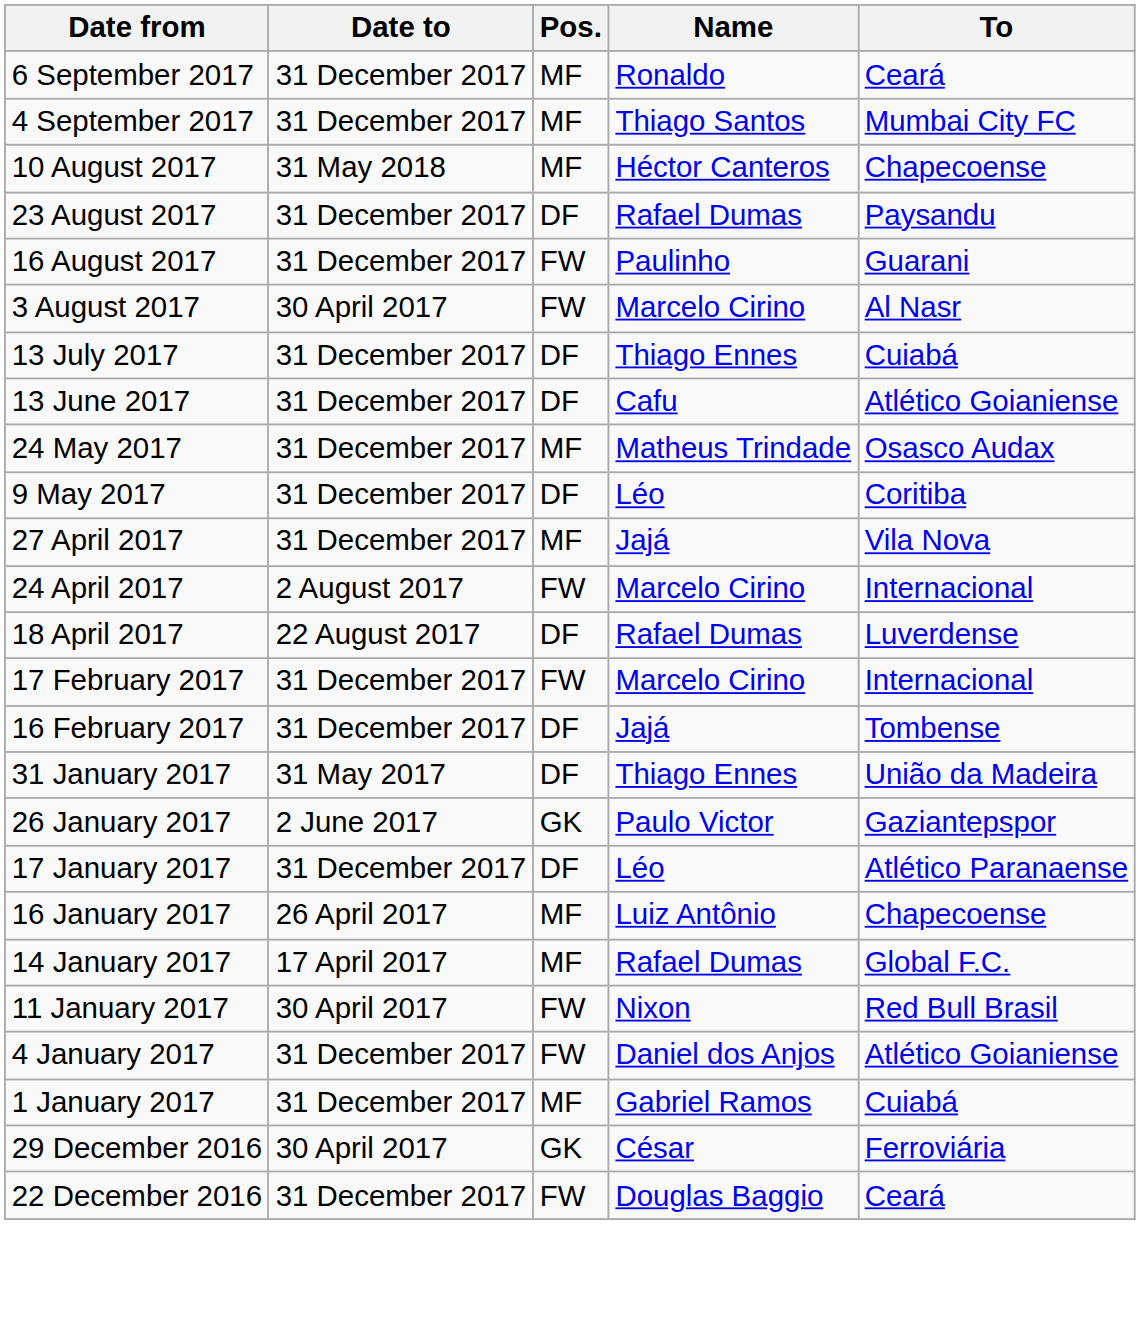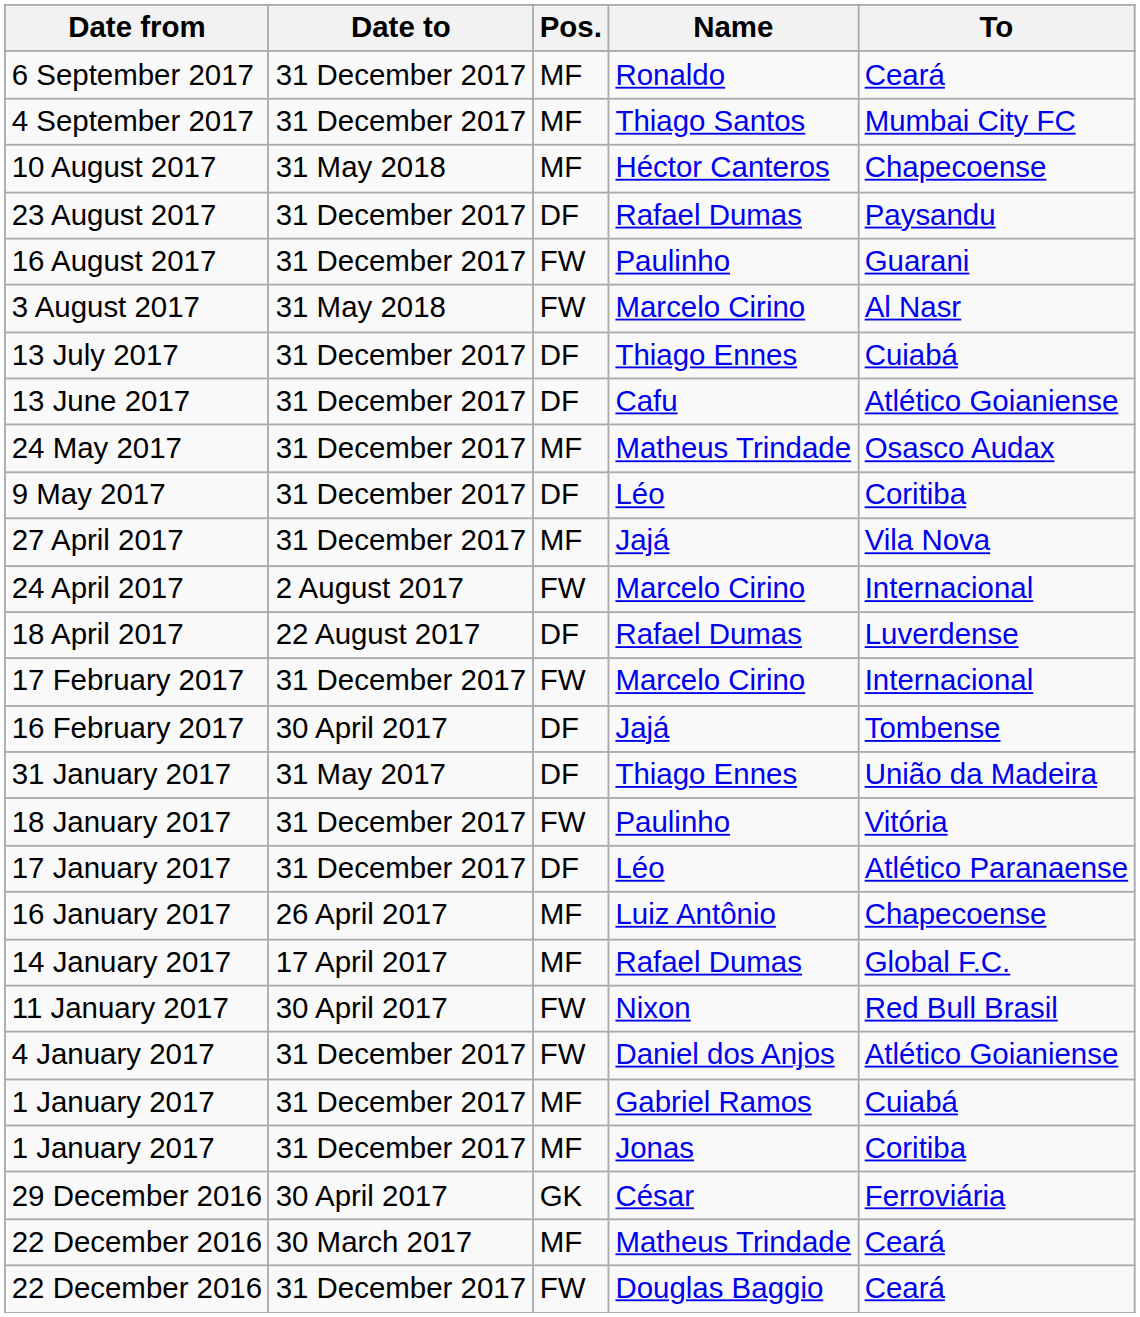(362, 307) 30 April 2017 -> (361, 307) 31 May 2018
(401, 728) 31 December 2017 -> (362, 728) 30 April 2017
- row: (121, 821)
+ row: (121, 821)
+ row: (113, 1148)
+ row: (137, 1241)
